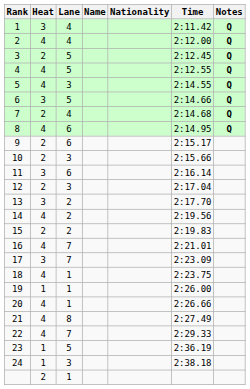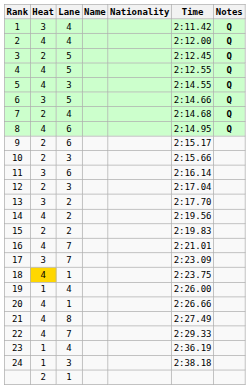(43, 275) no background -> (43, 275) gold background
(69, 289) 1 -> (69, 289) 4
(69, 348) 5 -> (69, 348) 4
